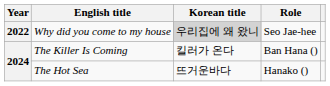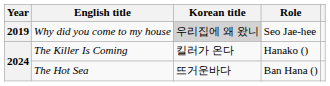(18, 31) 2022 -> (18, 31) 2019
(291, 51) Ban Hana () -> (286, 51) Hanako ()
(286, 70) Hanako () -> (291, 70) Ban Hana ()
